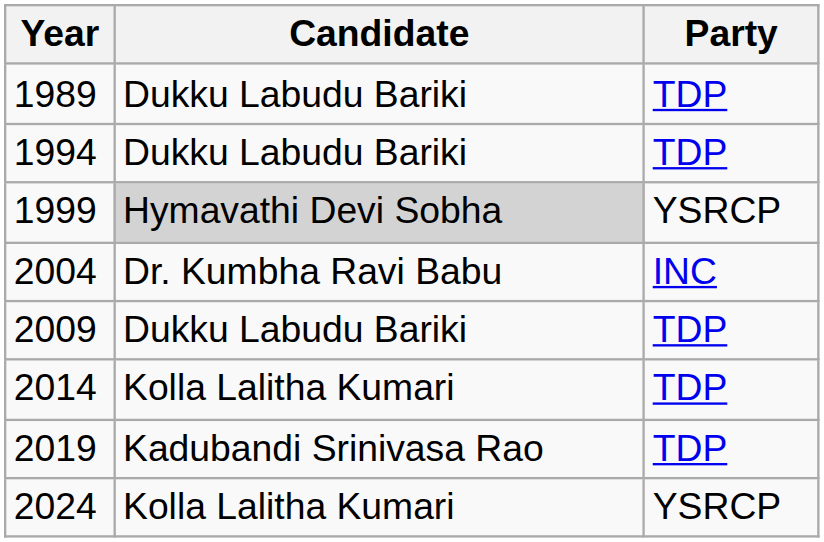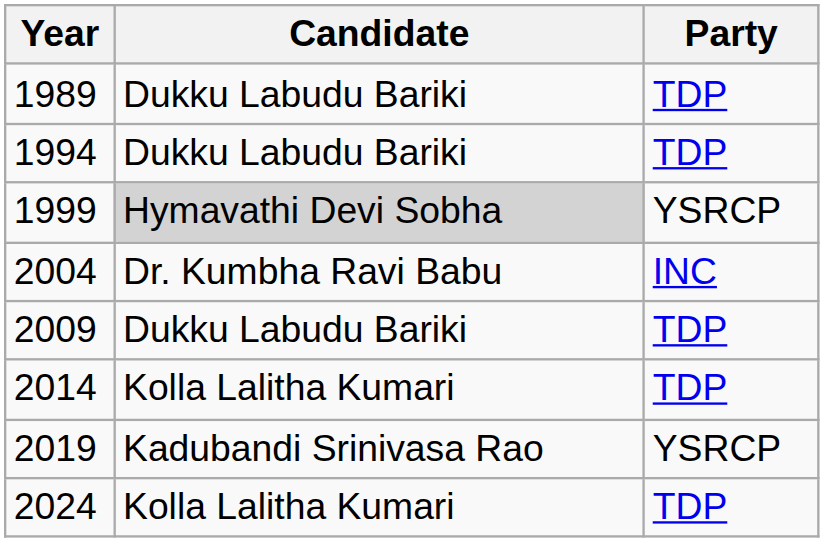(690, 447) TDP -> (717, 447) YSRCP
(717, 507) YSRCP -> (690, 507) TDP
